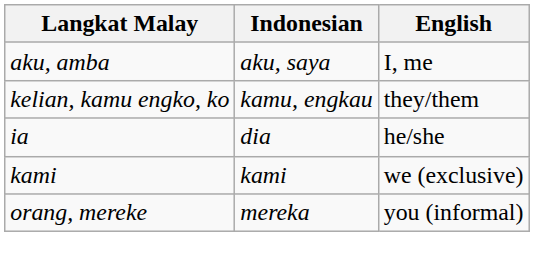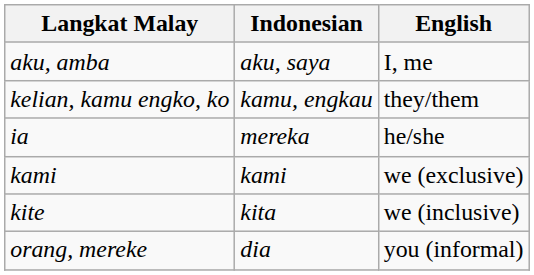(256, 136) dia -> (275, 136) mereka
+ row: (27, 212)
(275, 212) mereka -> (256, 250) dia
